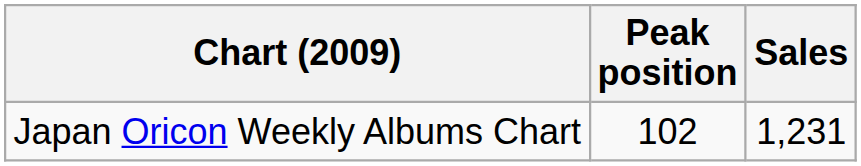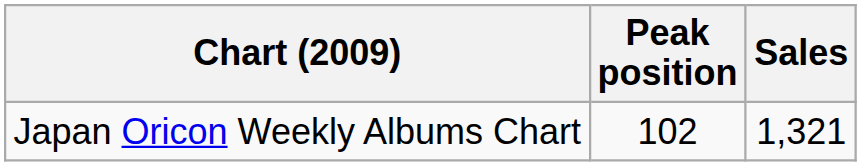(801, 130) 1,231 -> (801, 130) 1,321
